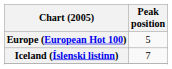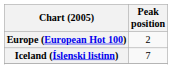(148, 39) 5 -> (148, 39) 2
